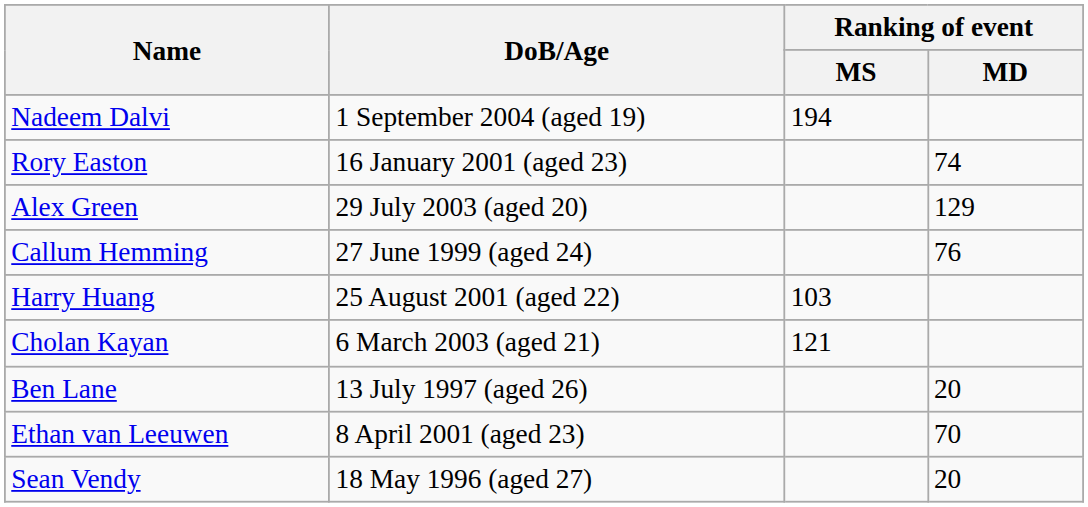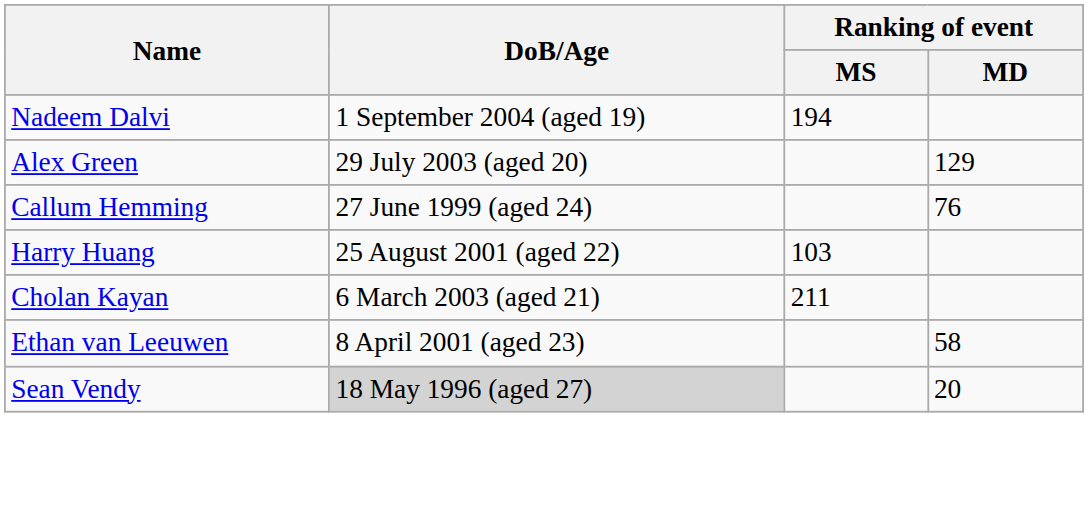- row: (79, 162)
(811, 343) 121 -> (811, 297) 211
- row: (64, 388)
(948, 433) 70 -> (948, 343) 58
(464, 478) no background -> (464, 388) lightgrey background
